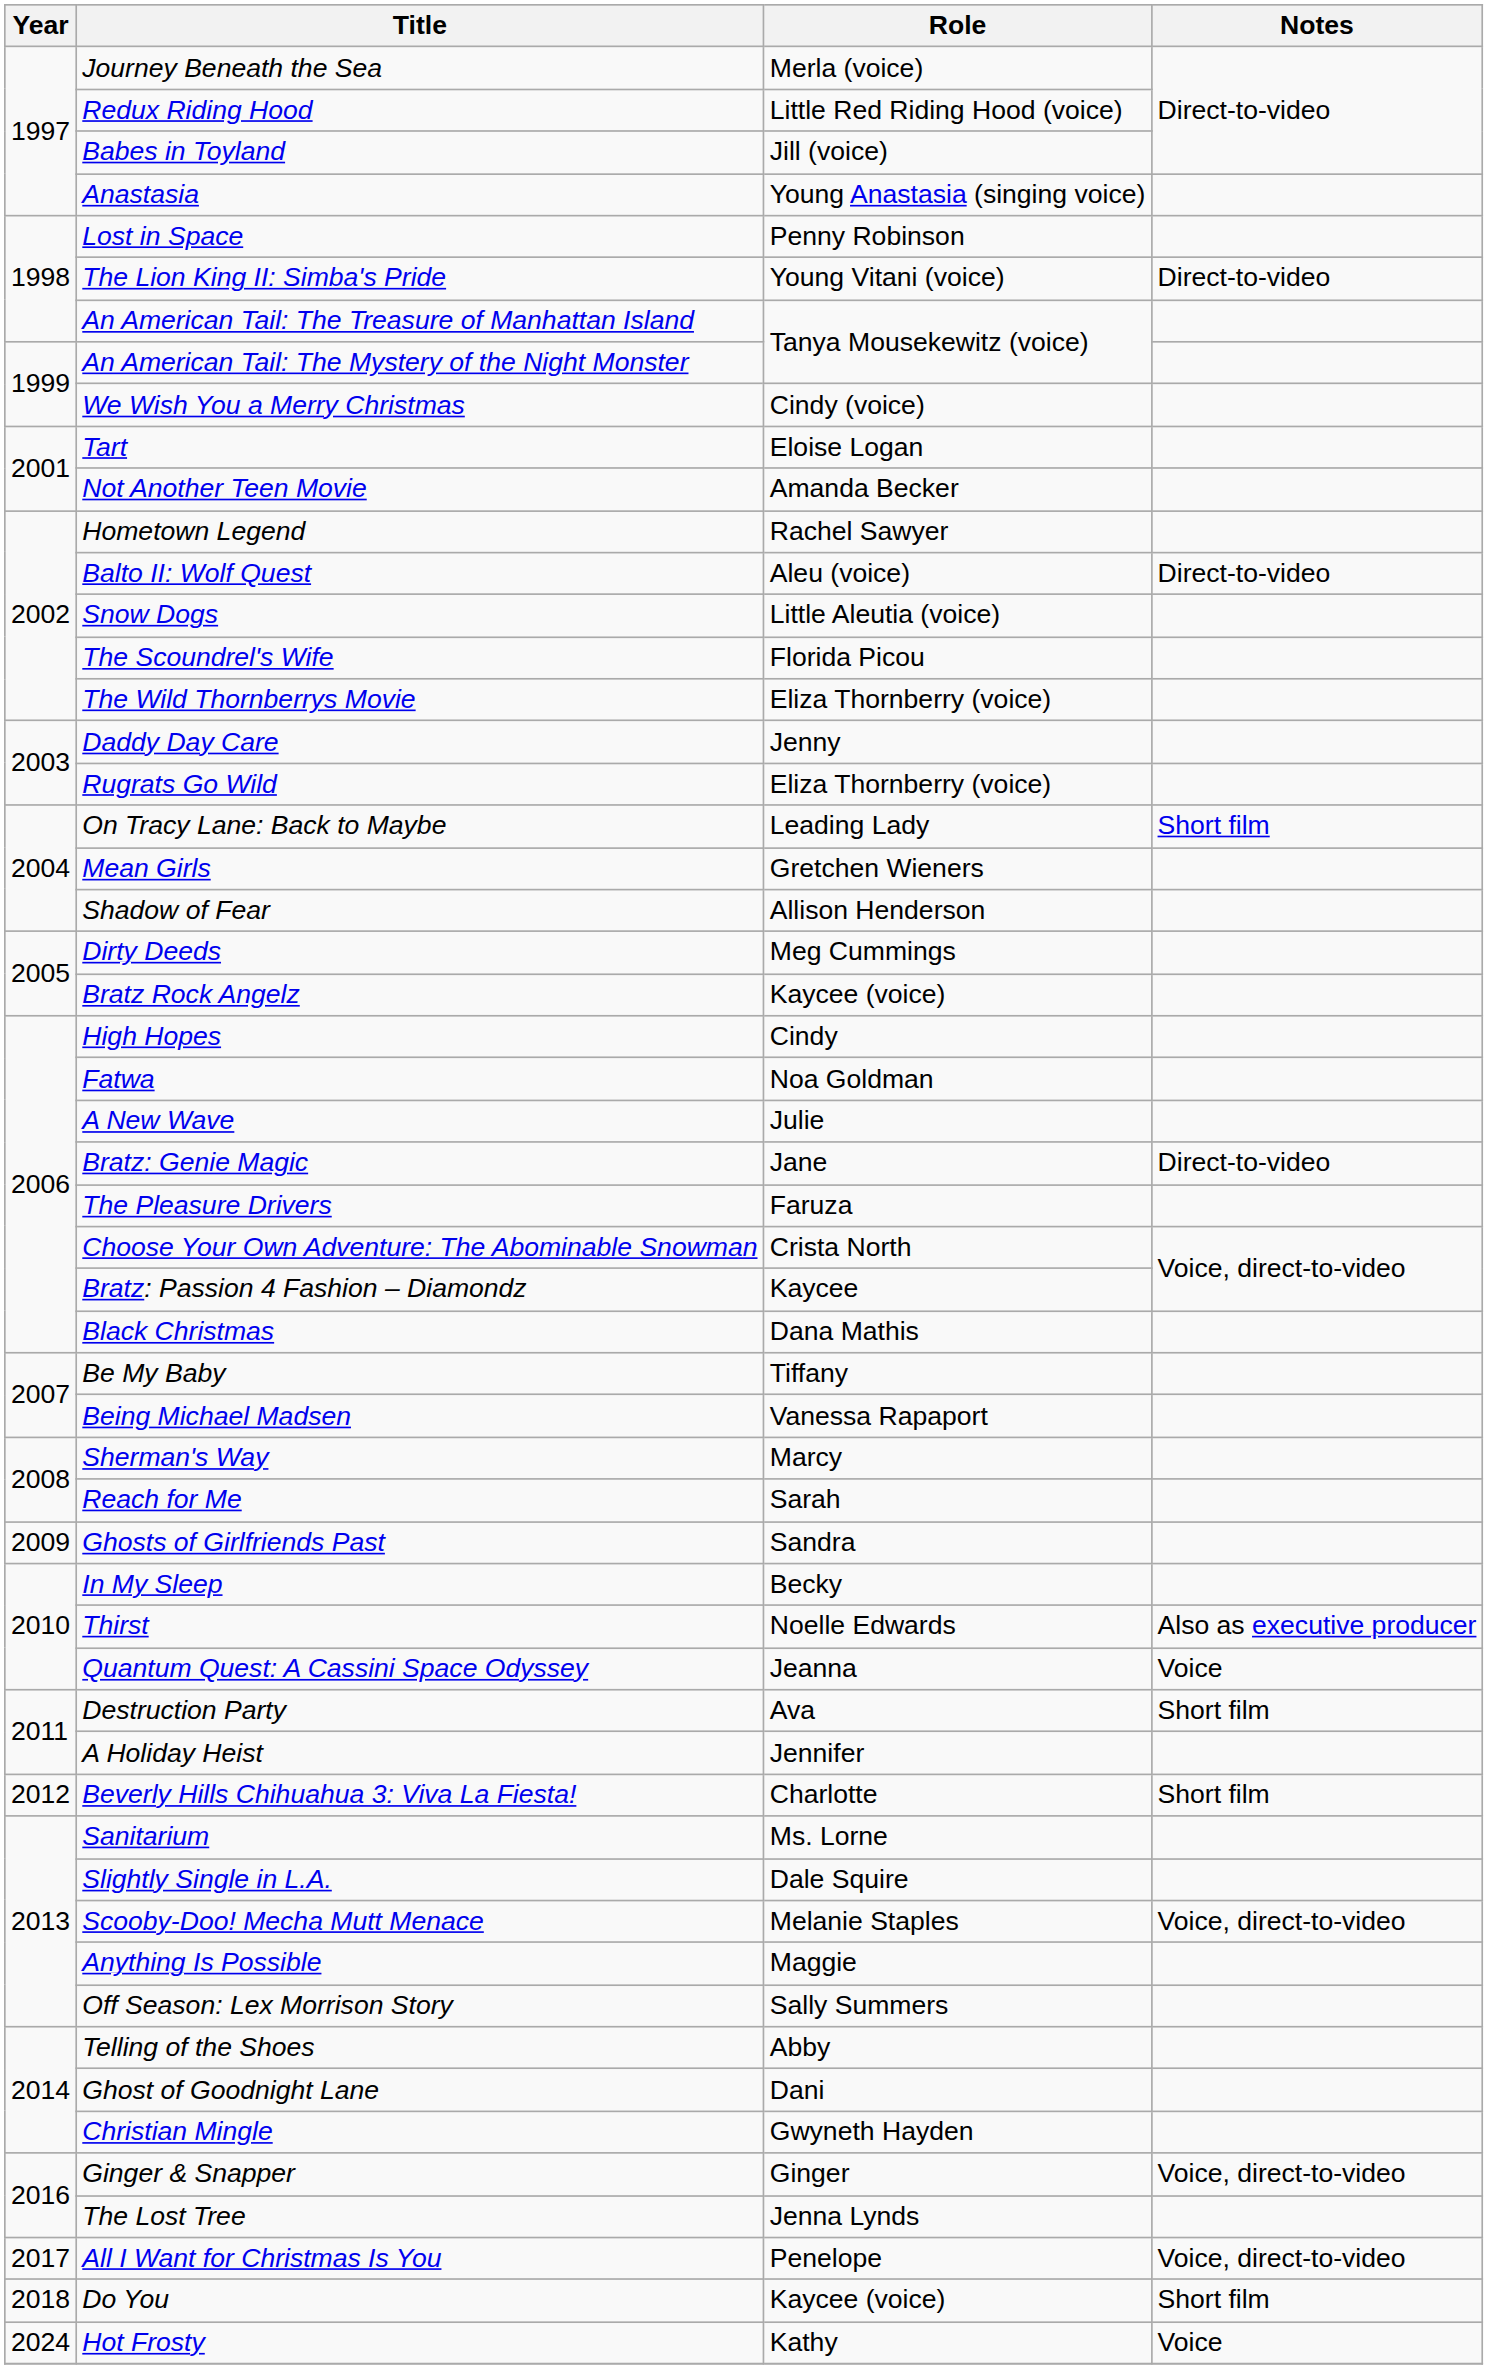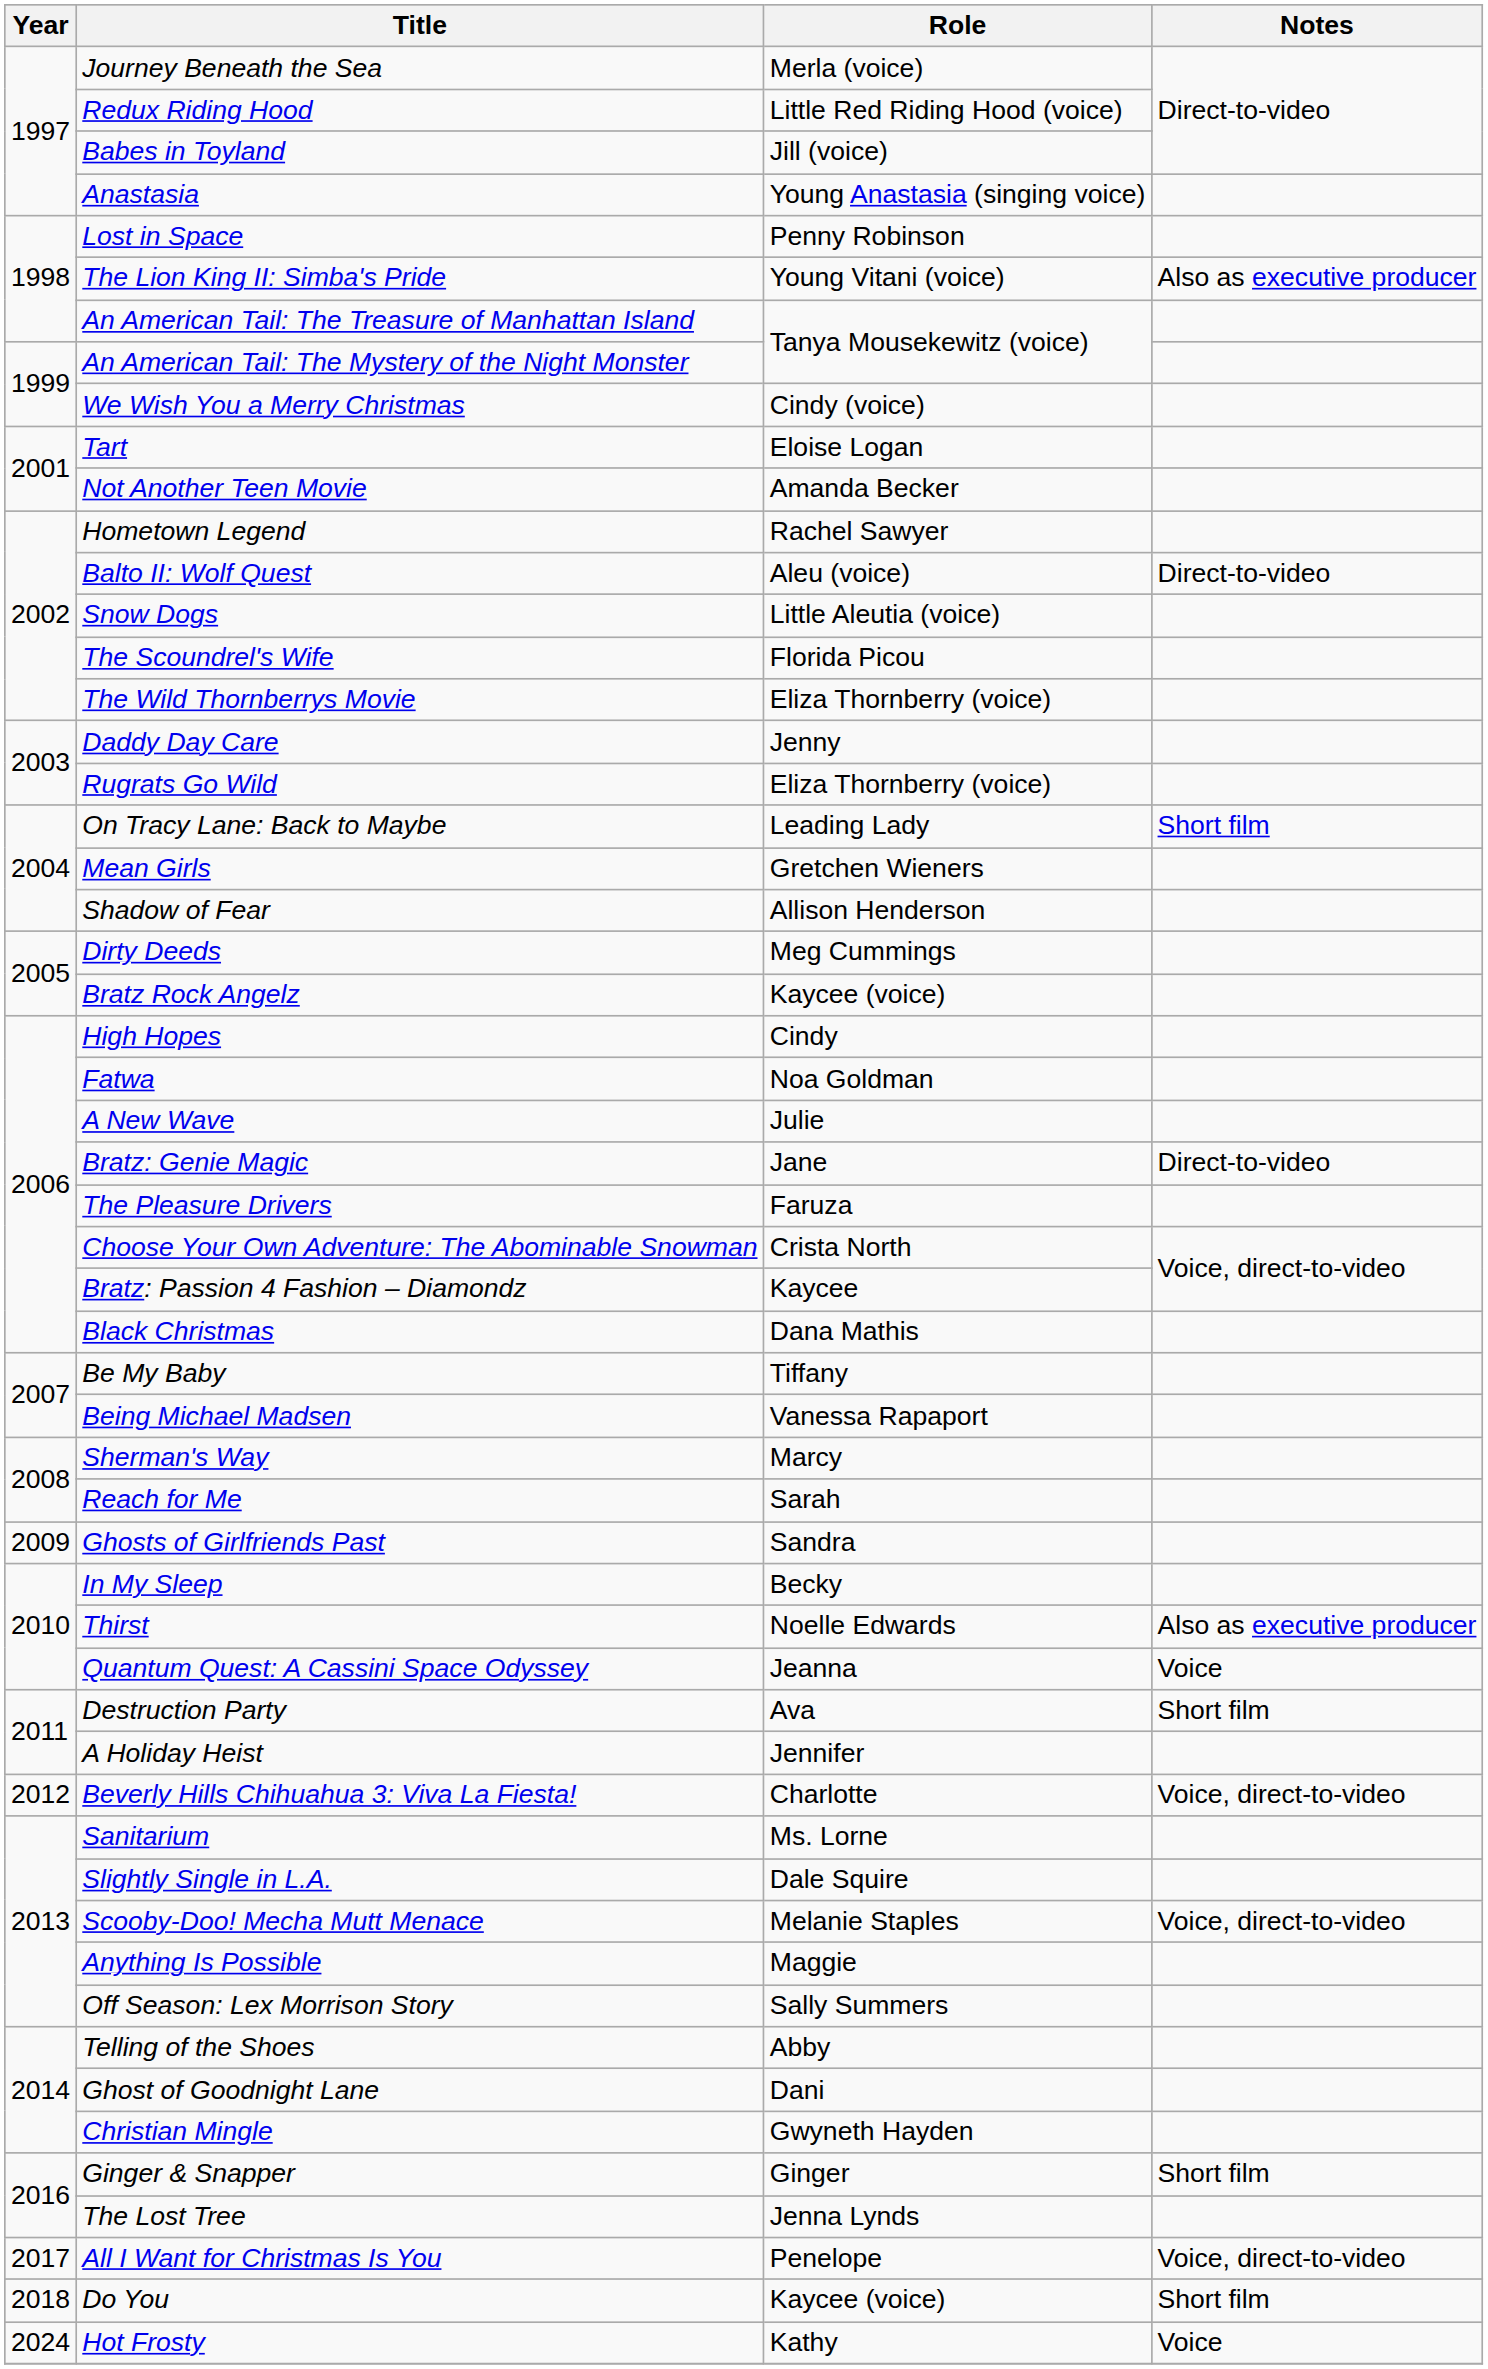(1244, 278) Direct-to-video -> (1317, 278) Also as executive producer
(1214, 1794) Short film -> (1282, 1794) Voice, direct-to-video
(1282, 2173) Voice, direct-to-video -> (1214, 2173) Short film
